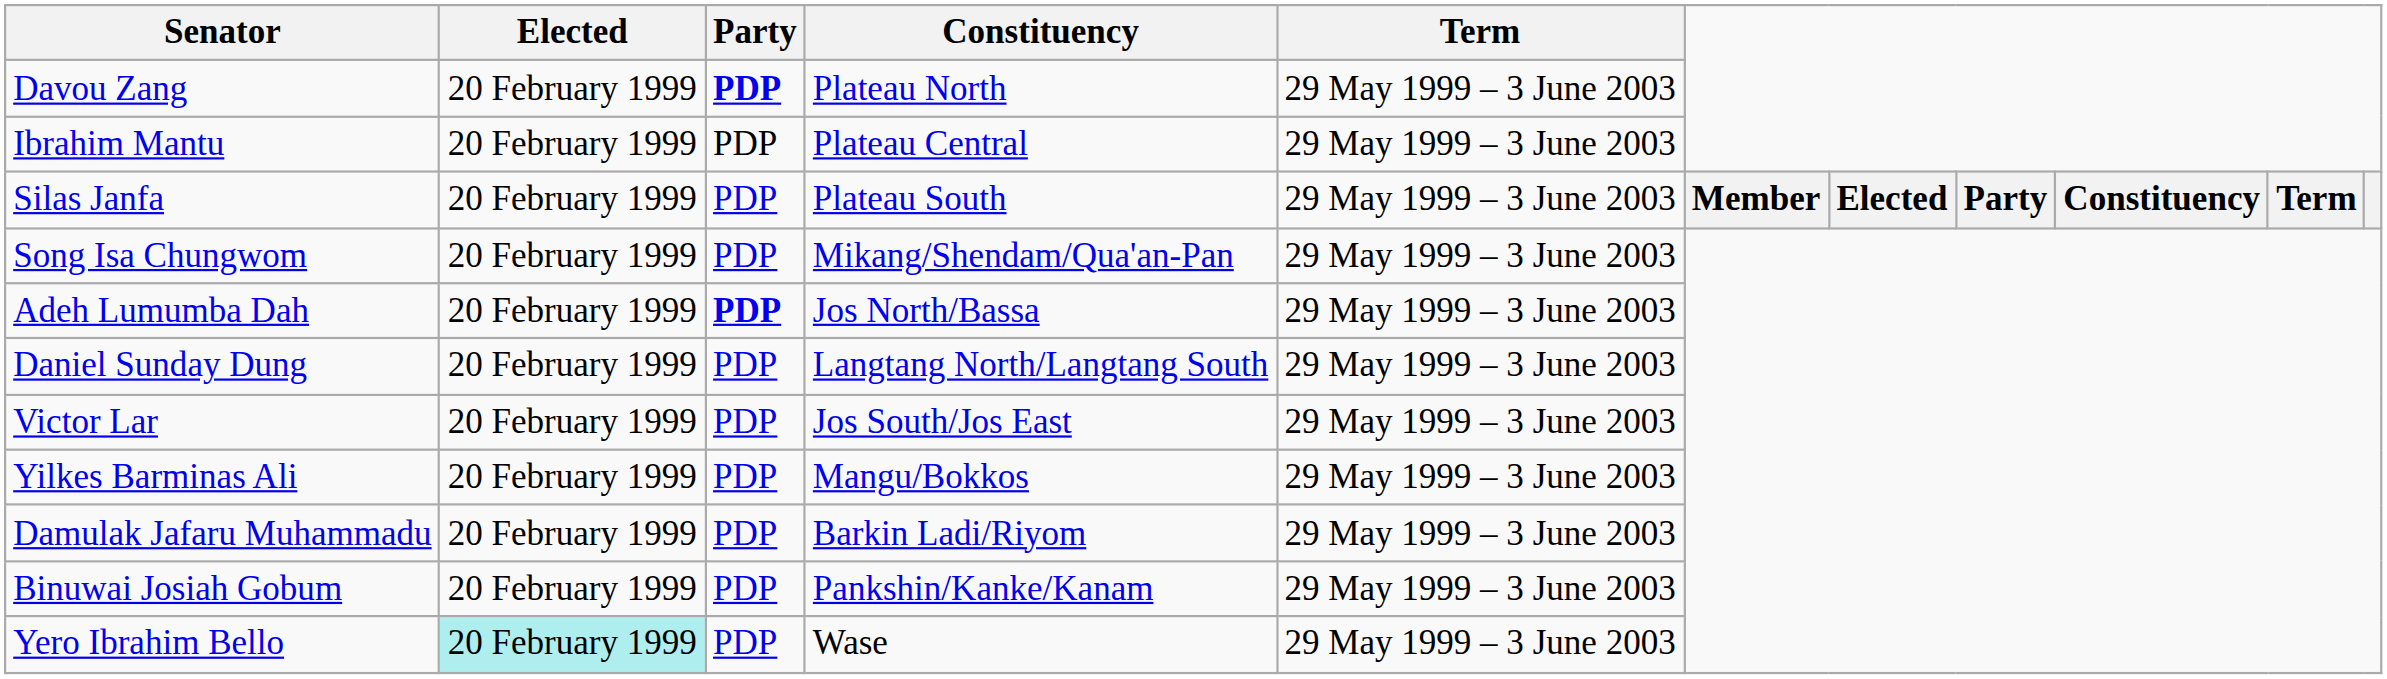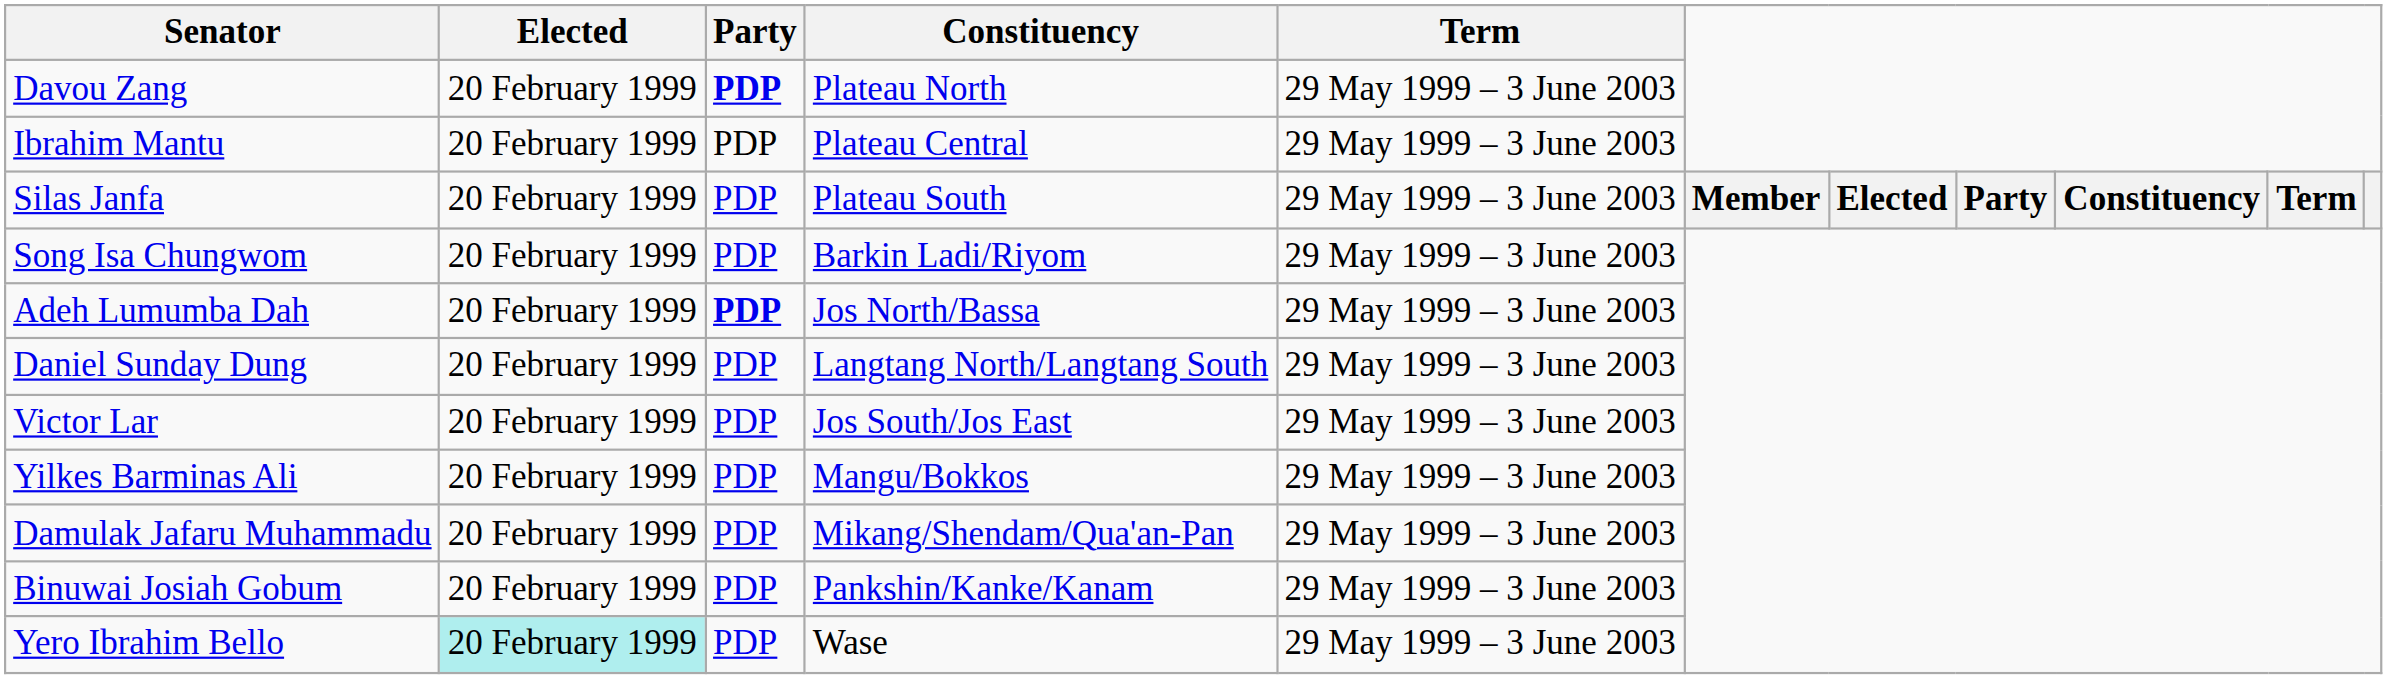(1023, 254) Mikang/Shendam/Qua'an-Pan -> (950, 254) Barkin Ladi/Riyom
(950, 532) Barkin Ladi/Riyom -> (1023, 532) Mikang/Shendam/Qua'an-Pan
